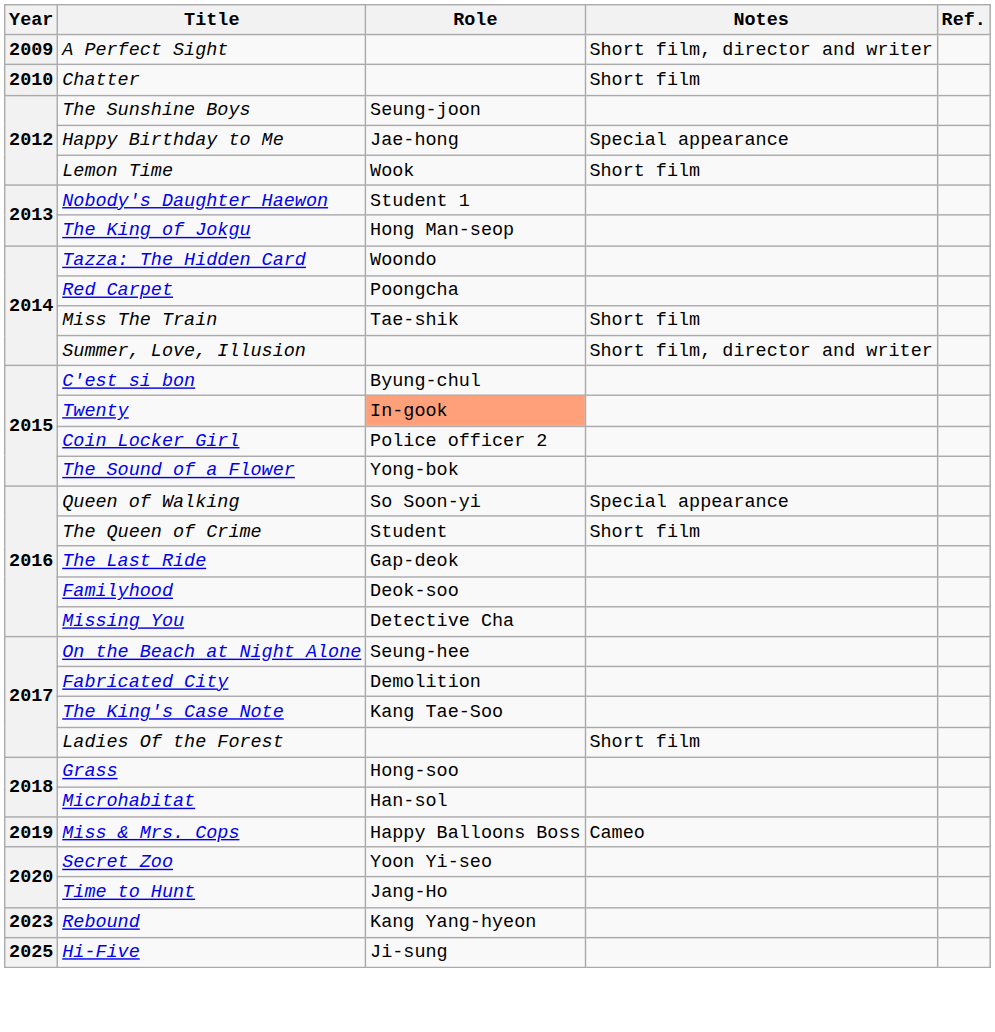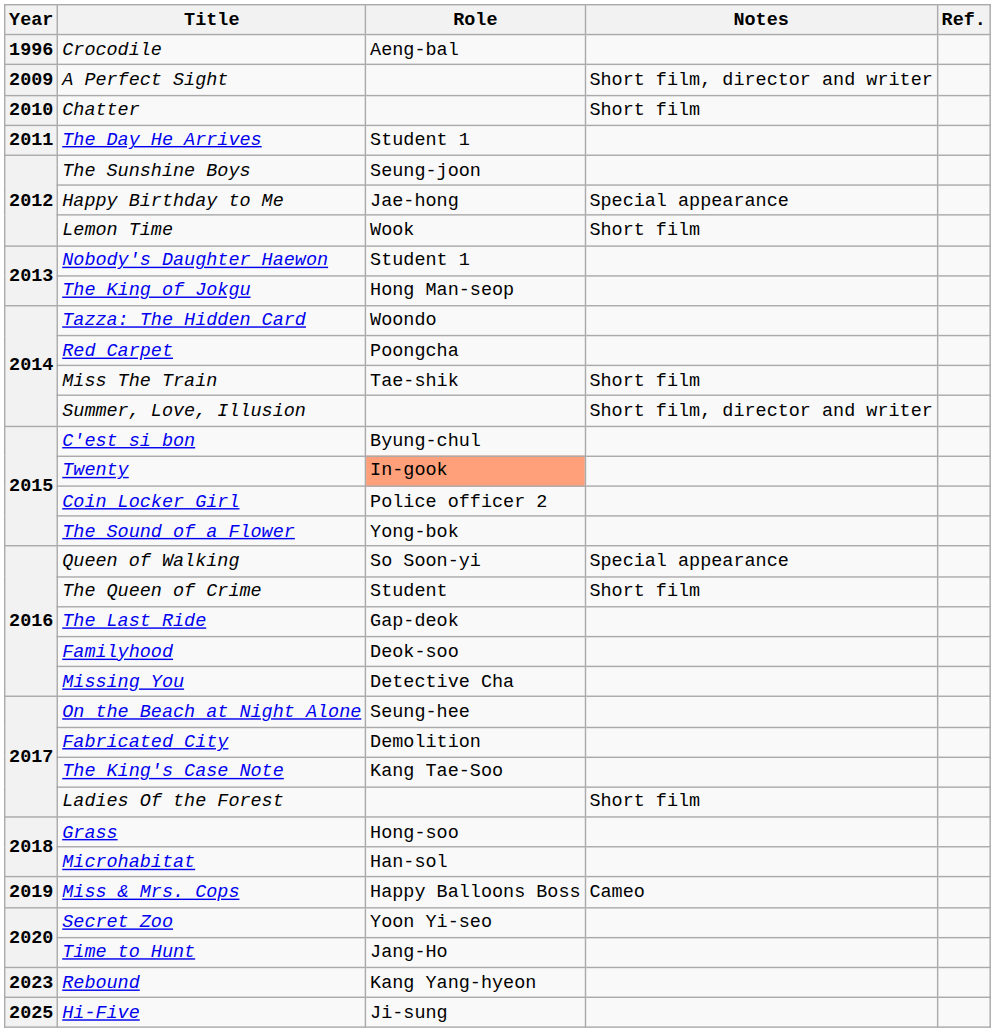+ row: (112, 50)
+ row: (162, 140)
